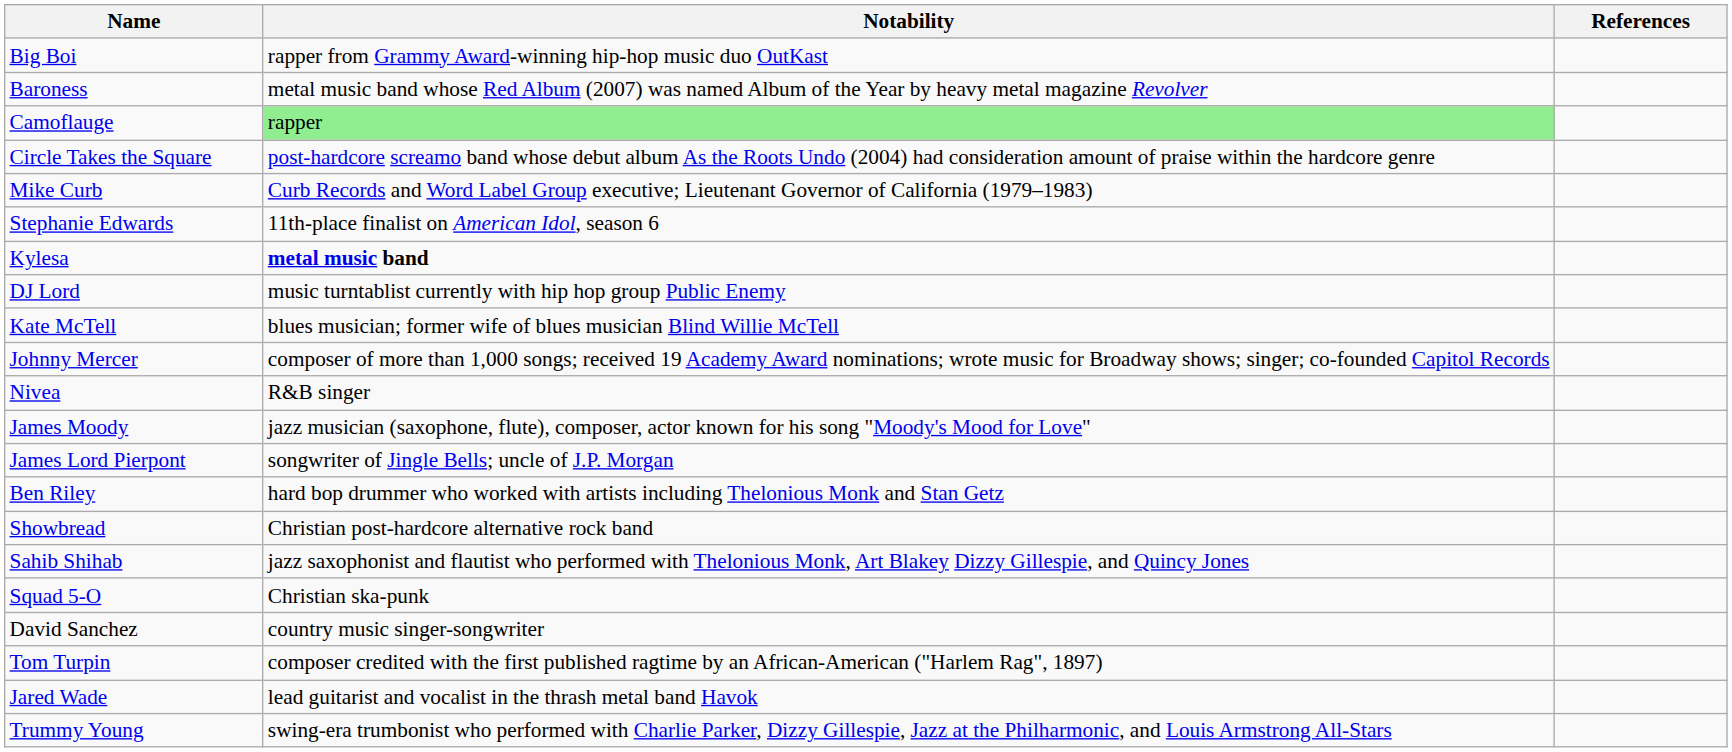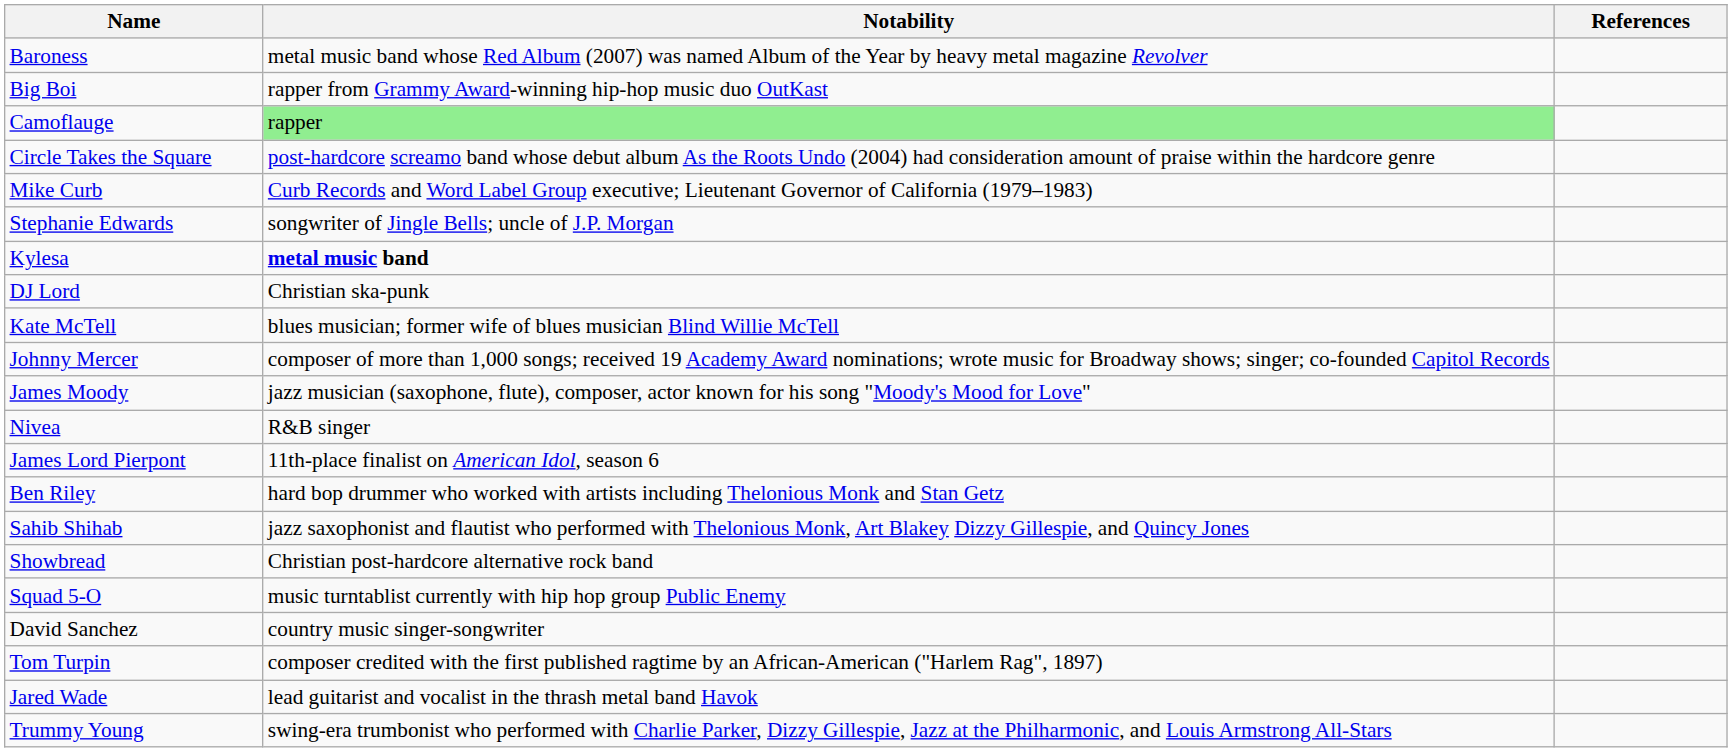rows swapped: (49, 88) <-> (43, 55)
(463, 223) 11th-place finalist on American Idol, season 6 -> (471, 223) songwriter of Jingle Bells; uncle of J.P. Morgan
(527, 291) music turntablist currently with hip hop group Public Enemy -> (349, 291) Christian ska-punk
rows swapped: (69, 426) <-> (35, 392)
(471, 460) songwriter of Jingle Bells; uncle of J.P. Morgan -> (463, 460) 11th-place finalist on American Idol, season 6
rows swapped: (66, 561) <-> (57, 527)
(349, 595) Christian ska-punk -> (527, 595) music turntablist currently with hip hop group Public Enemy
